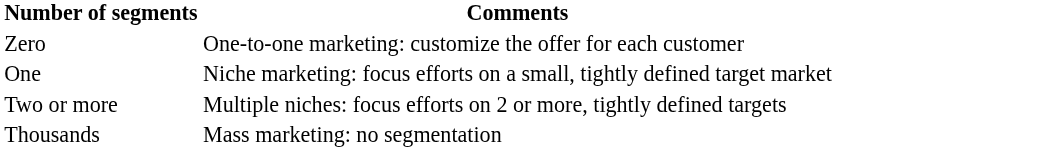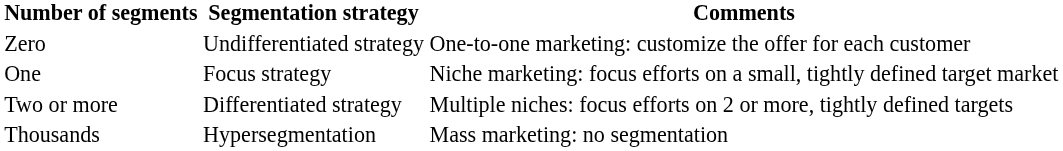+ column: (314, 13)
